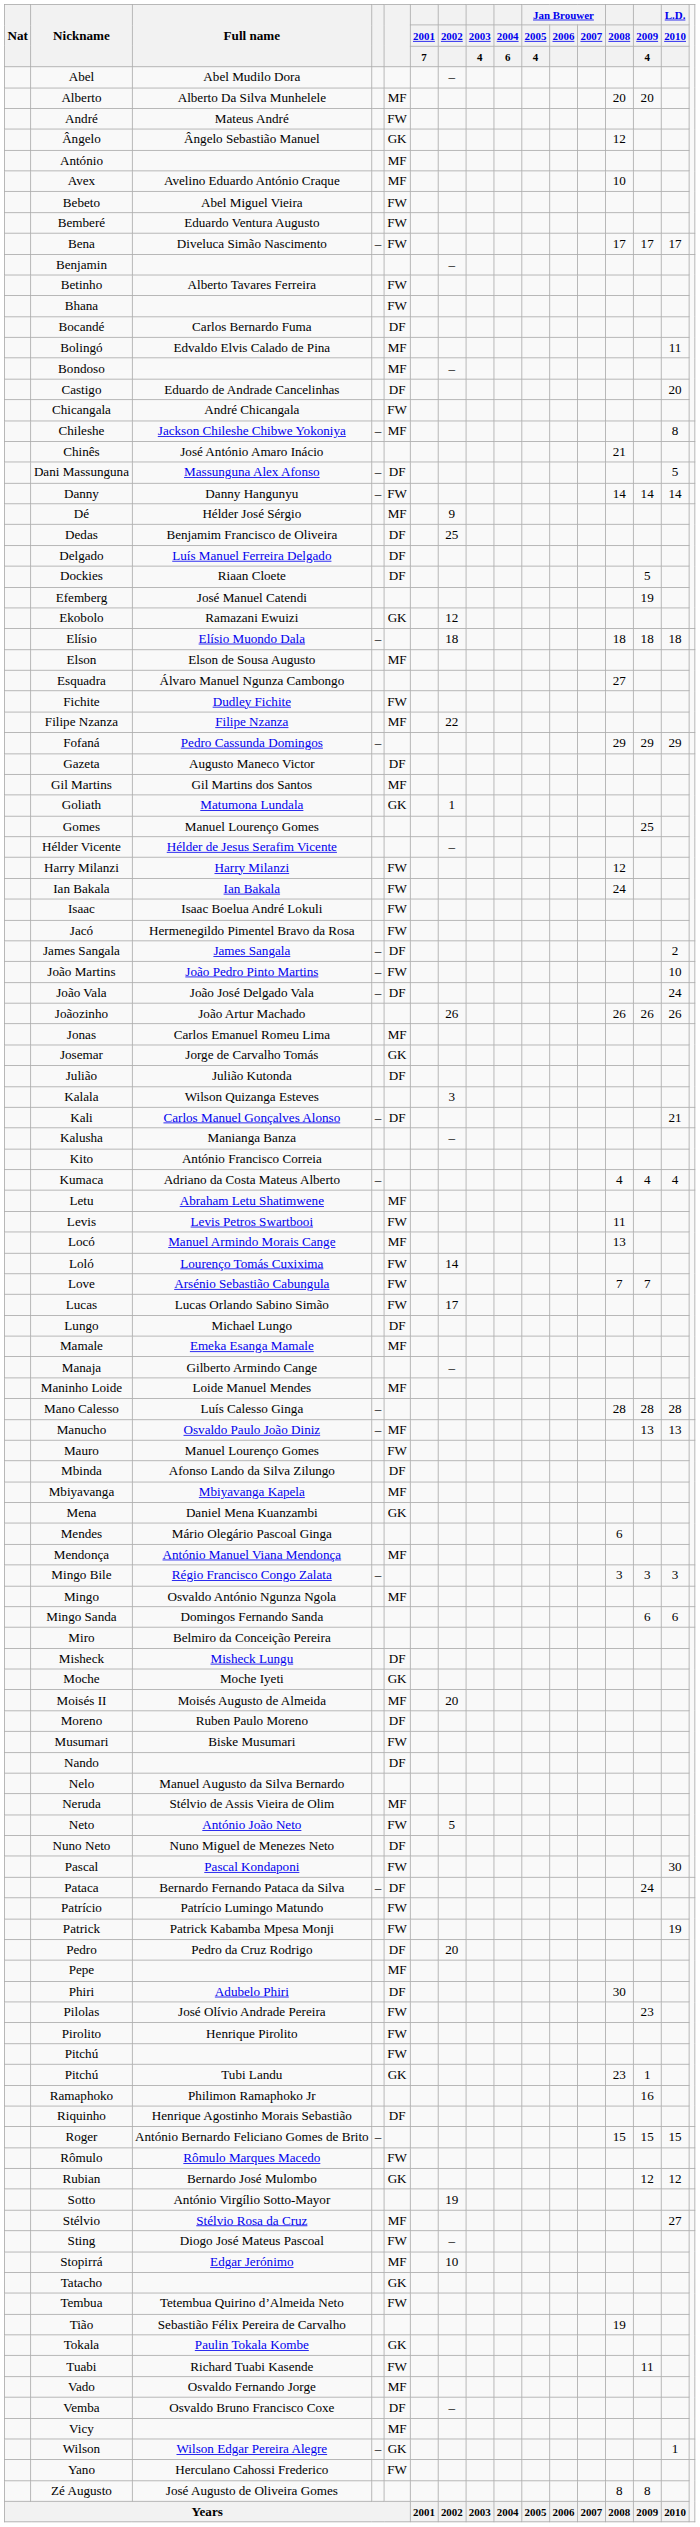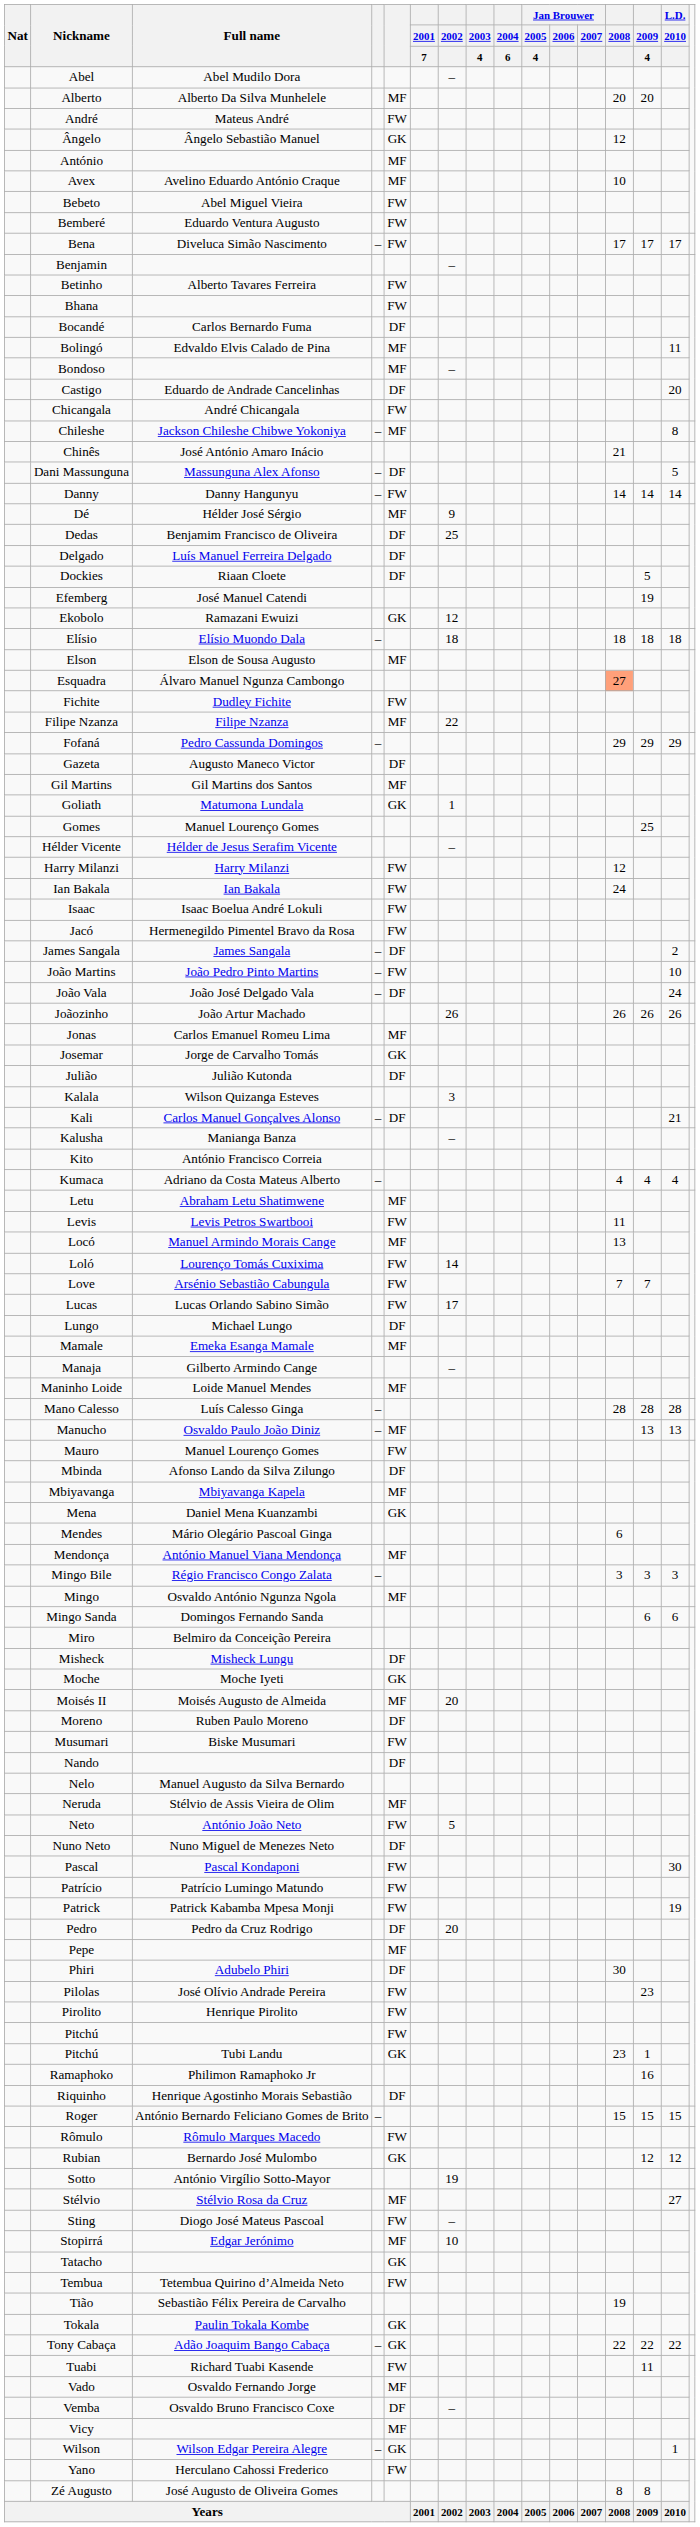(619, 680) no background -> (619, 680) lightsalmon background
- row: (81, 1887)
+ row: (81, 2345)
